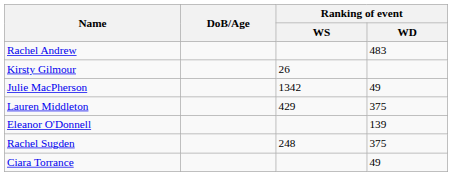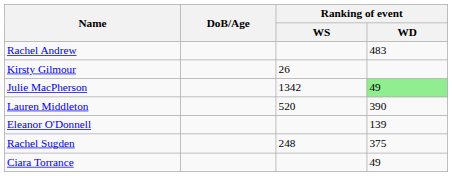(375, 88) no background -> (375, 88) lightgreen background
(287, 106) 429 -> (287, 106) 520
(378, 106) 375 -> (378, 106) 390
